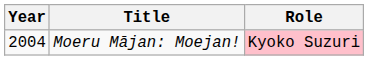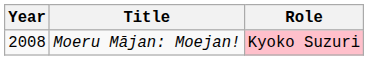(27, 43) 2004 -> (27, 43) 2008
